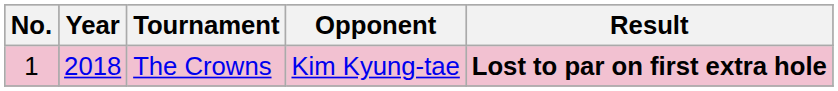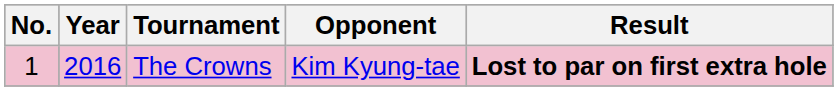(93, 66) 2018 -> (93, 66) 2016
